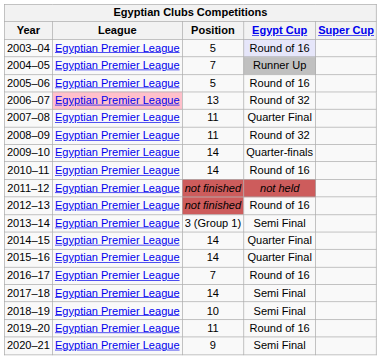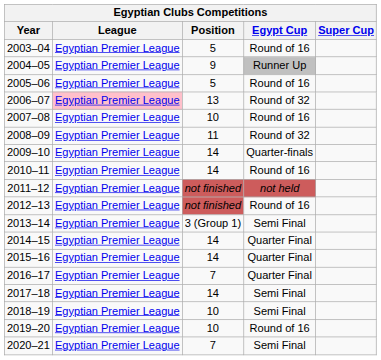(280, 48) lavender background -> (280, 48) no background
(213, 65) 7 -> (213, 65) 9
(213, 118) 11 -> (213, 118) 10
(280, 118) Quarter Final -> (280, 118) Round of 16
(280, 275) Round of 16 -> (280, 275) Quarter Final
(213, 328) 11 -> (213, 328) 10
(213, 345) 9 -> (213, 345) 7
